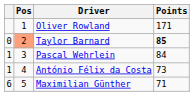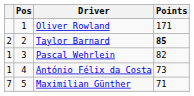(9, 41) 0 -> (9, 41) 2
(24, 41) lightsalmon background -> (24, 41) no background
(161, 55) 84 -> (161, 55) 82
(9, 84) 6 -> (9, 84) 7
